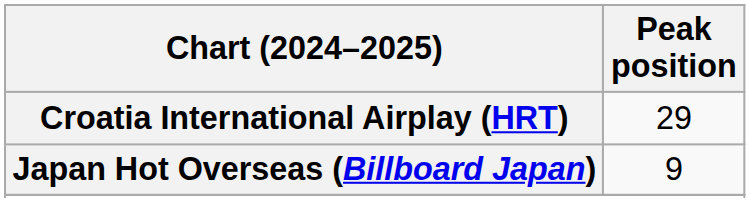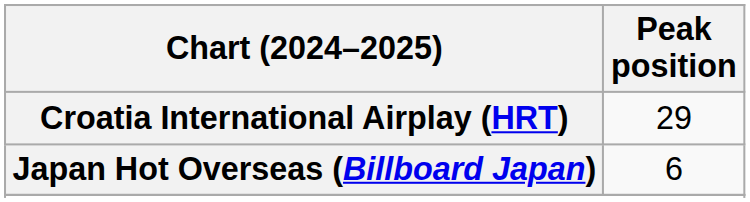(674, 169) 9 -> (674, 169) 6
